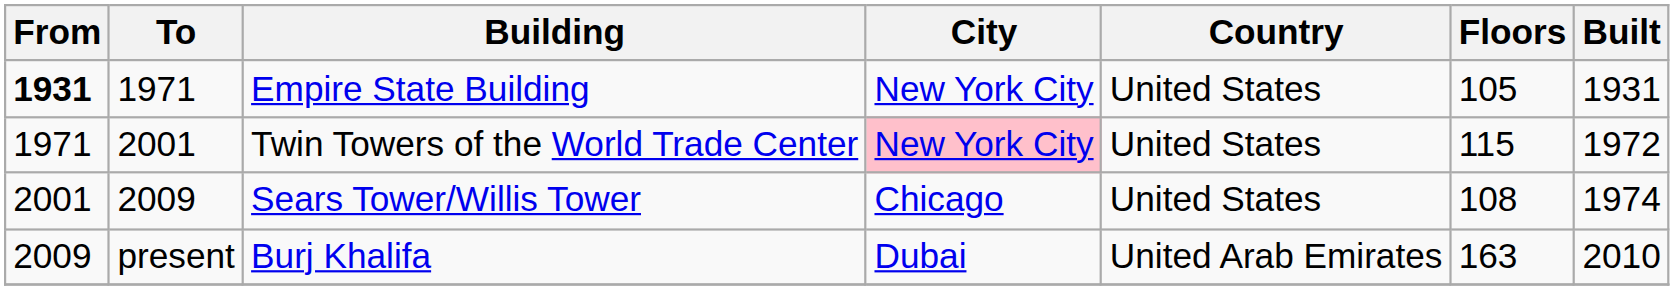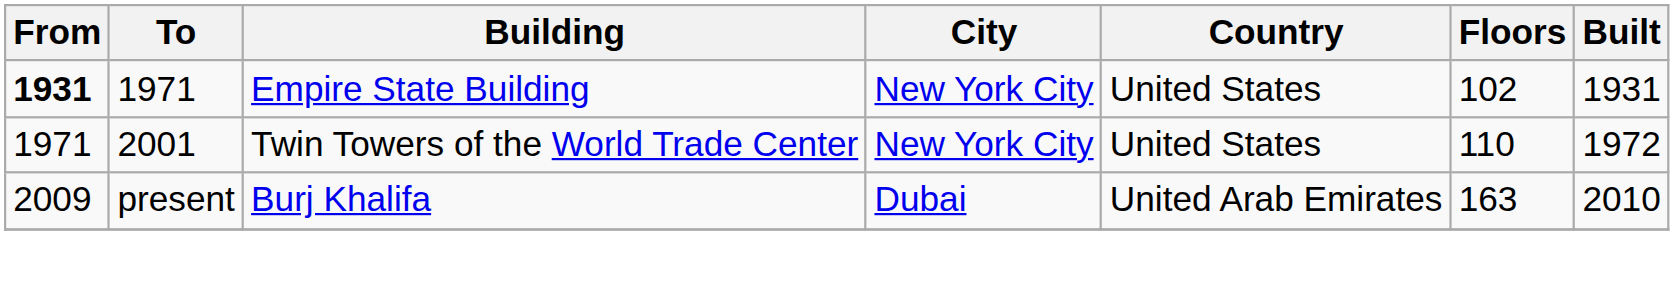(1488, 88) 105 -> (1488, 88) 102
(984, 144) pink background -> (984, 144) no background
(1487, 144) 115 -> (1487, 144) 110
- row: (446, 199)
